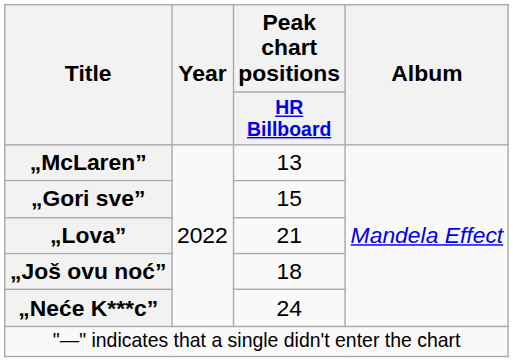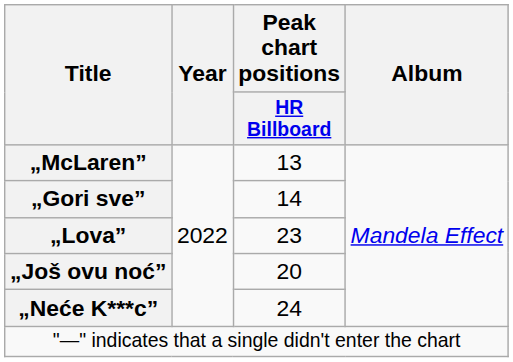(289, 198) 15 -> (289, 198) 14
(289, 235) 21 -> (289, 235) 23
(289, 271) 18 -> (289, 271) 20
